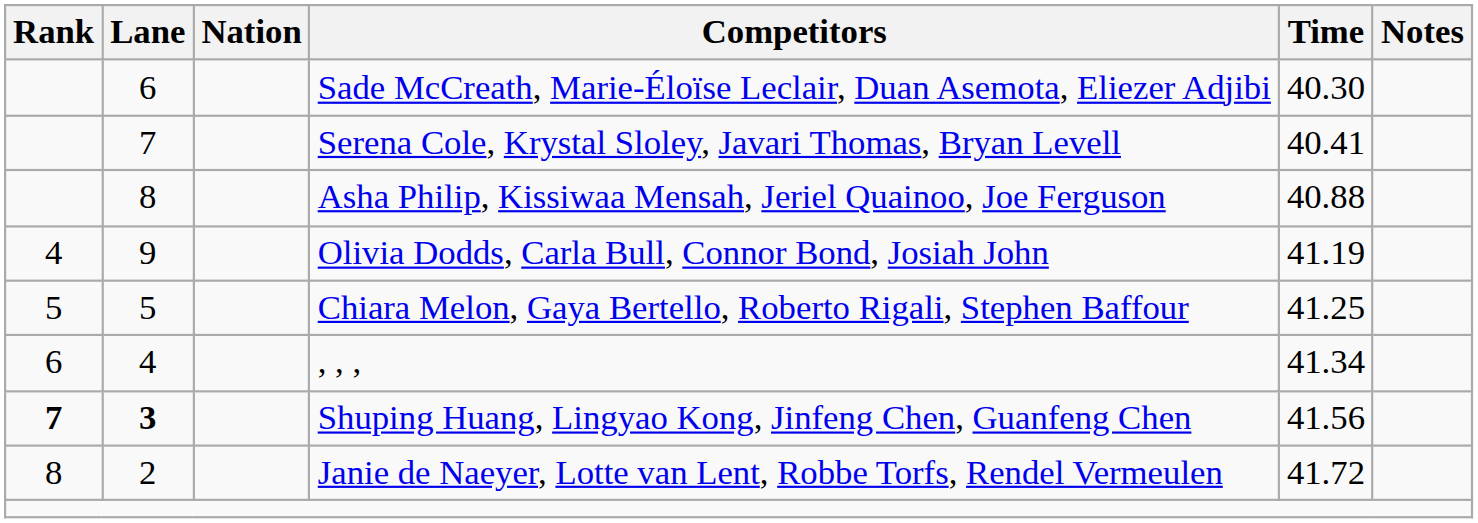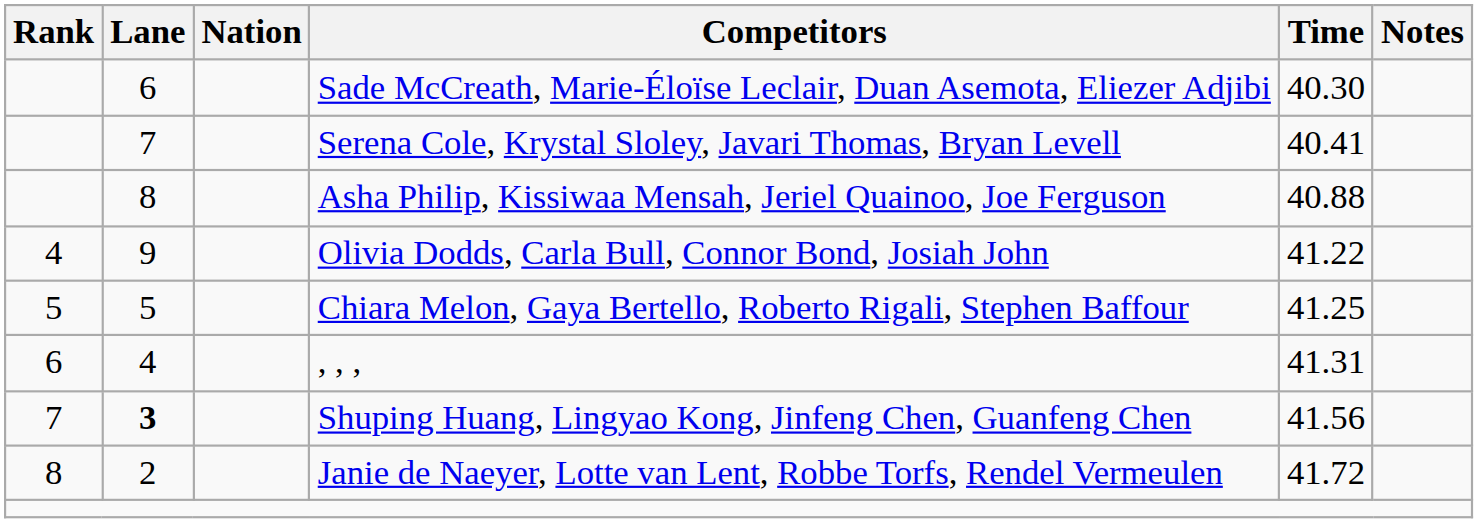(1326, 252) 41.19 -> (1326, 252) 41.22
(1326, 362) 41.34 -> (1326, 362) 41.31
(54, 417) bold -> (54, 417) normal
